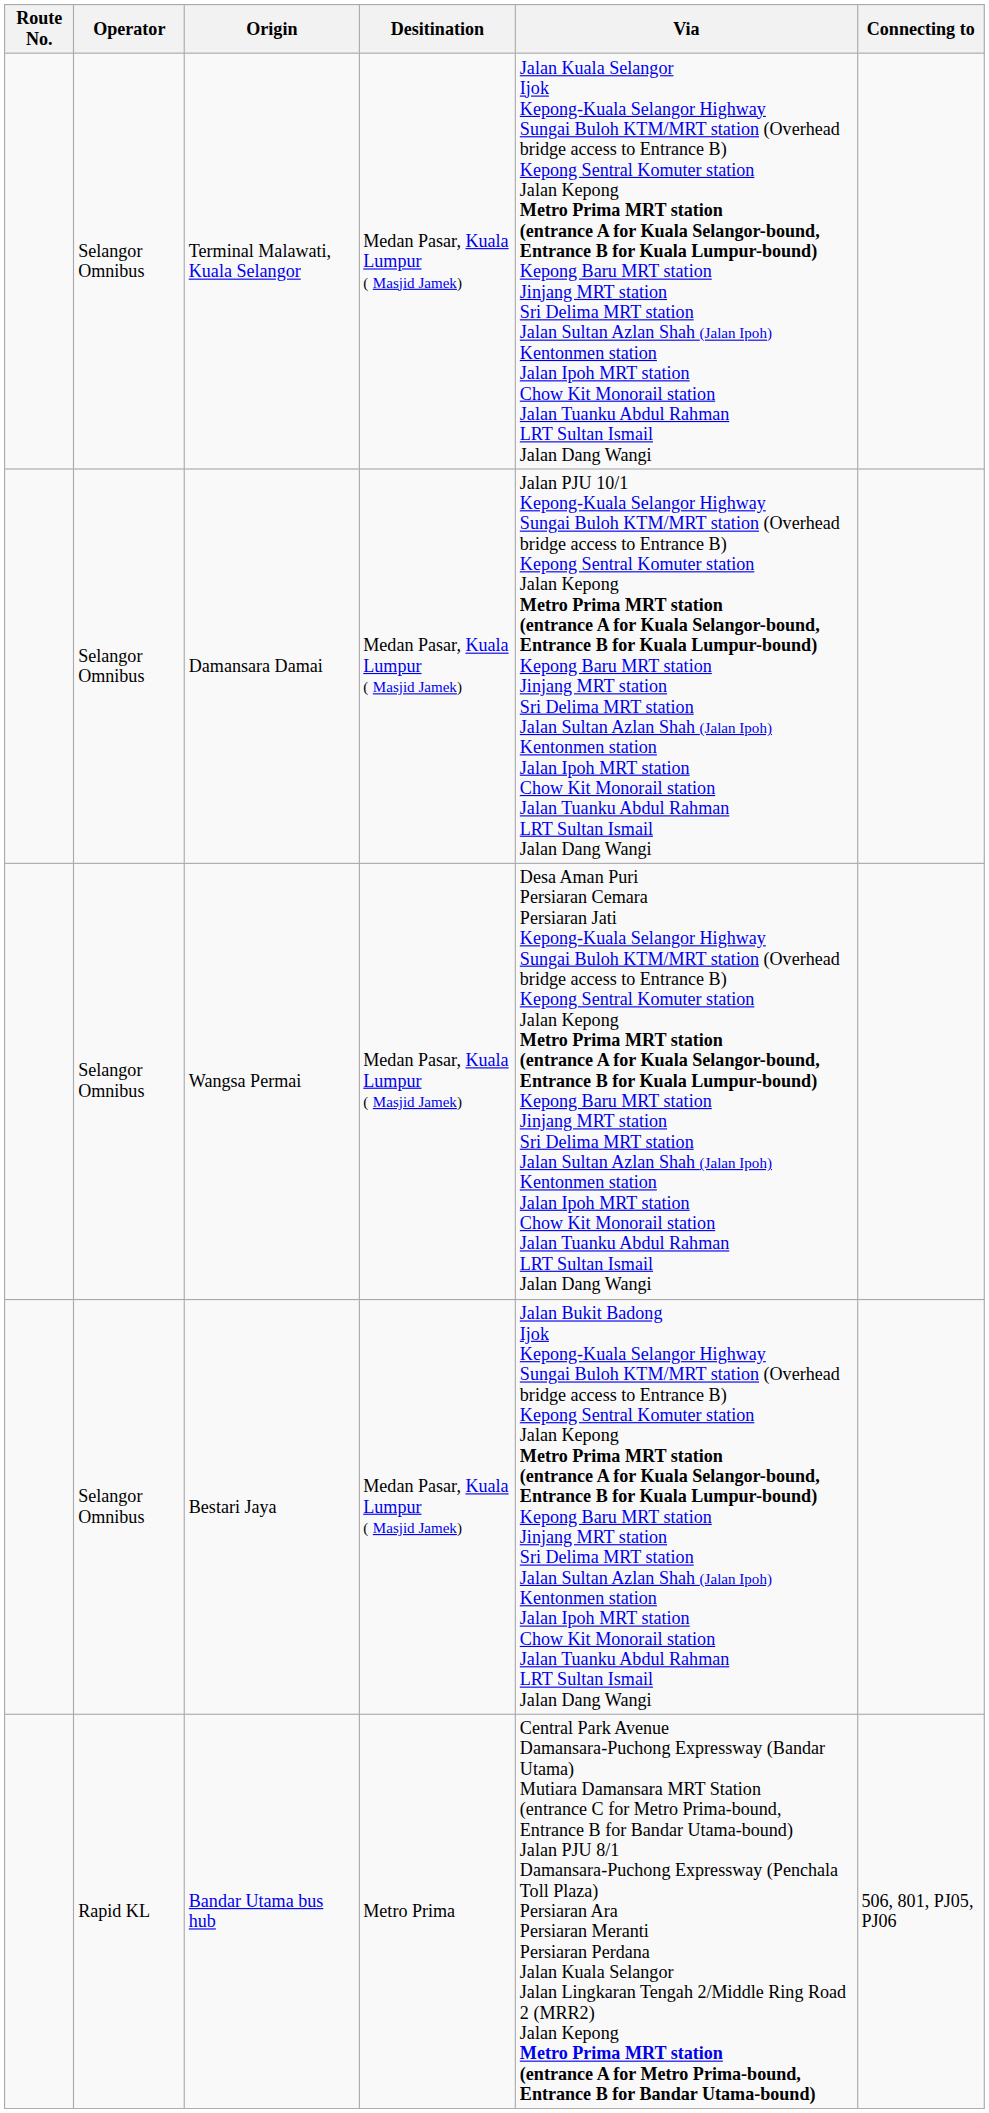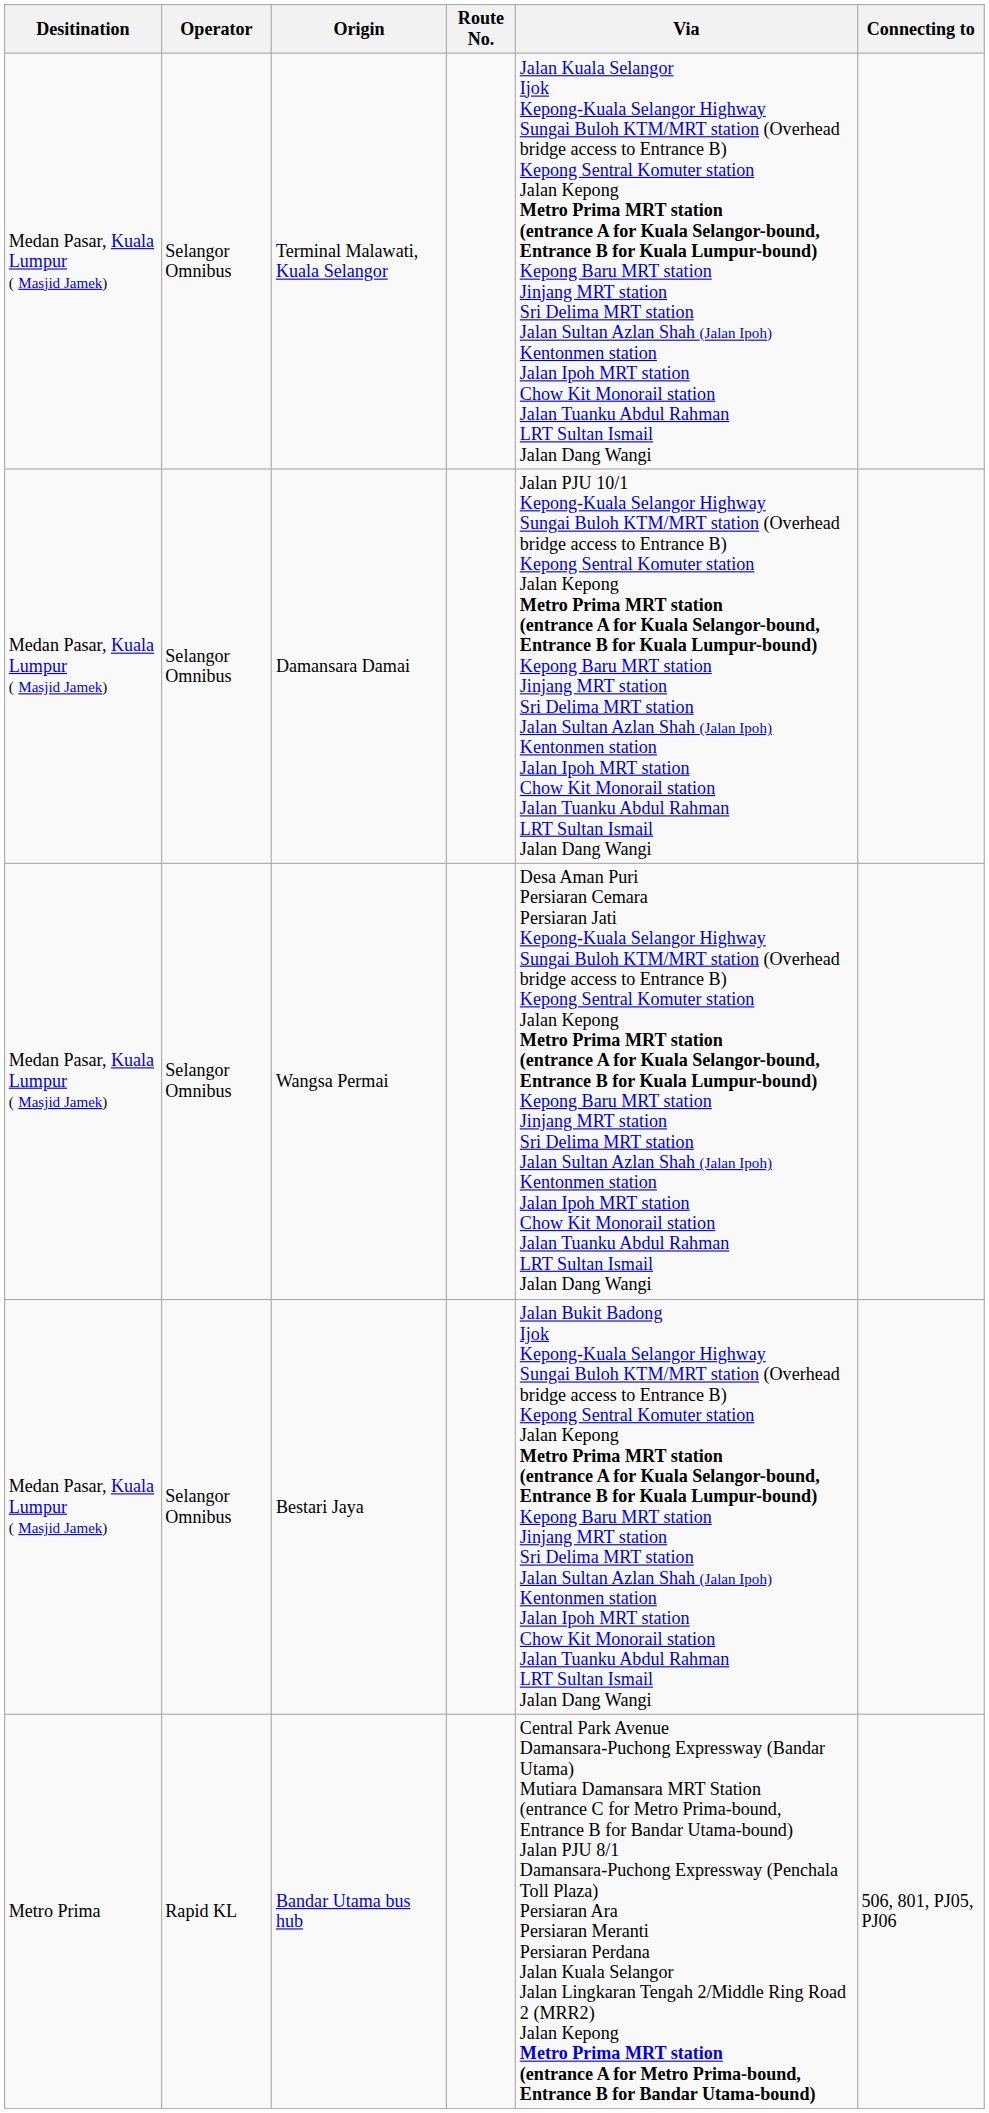columns swapped: (39, 29) <-> (437, 29)
